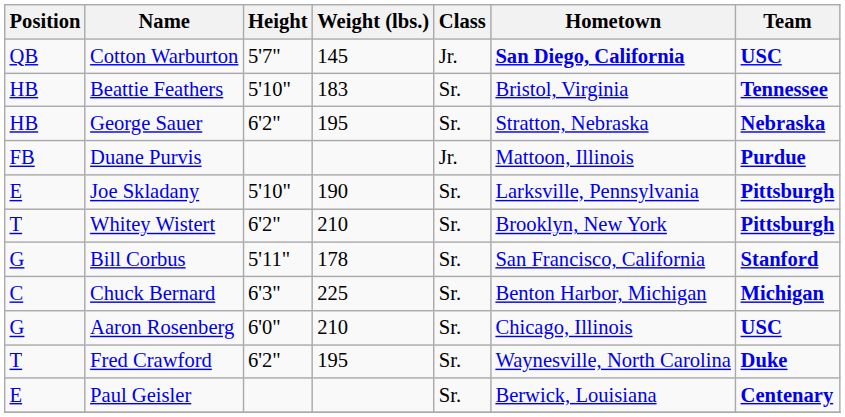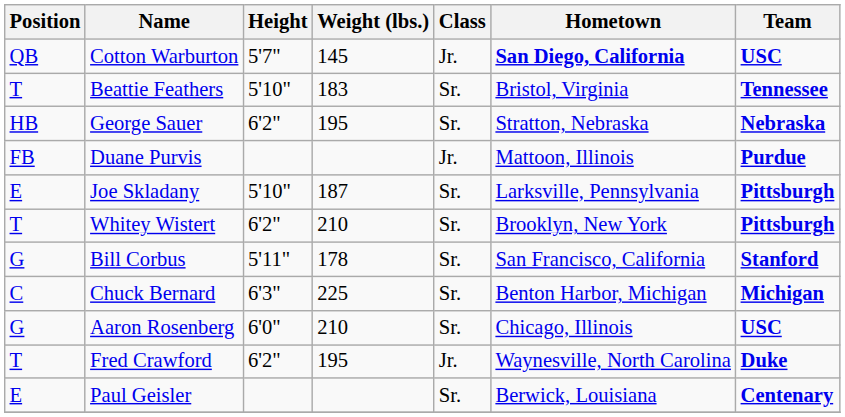(24, 89) HB -> (16, 89) T
(333, 191) 190 -> (333, 191) 187
(450, 361) Sr. -> (448, 361) Jr.
